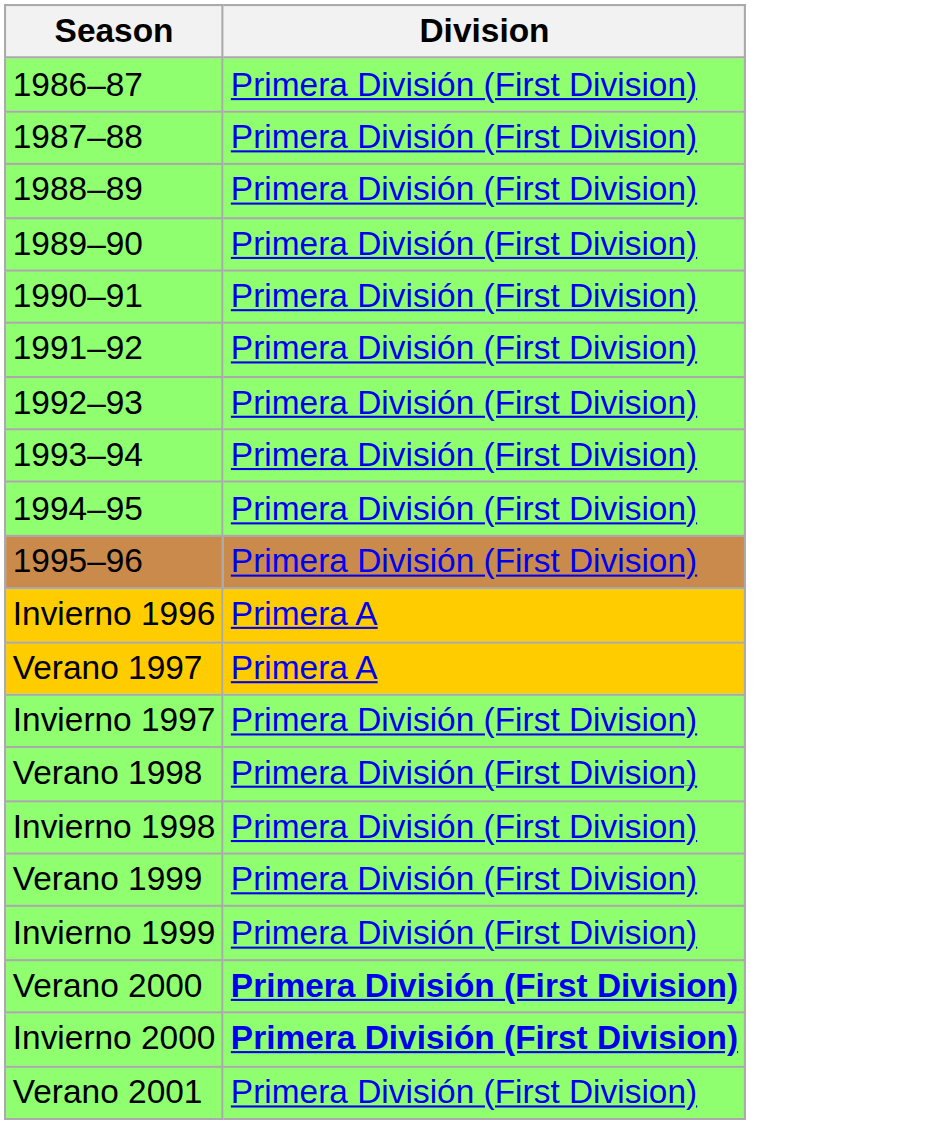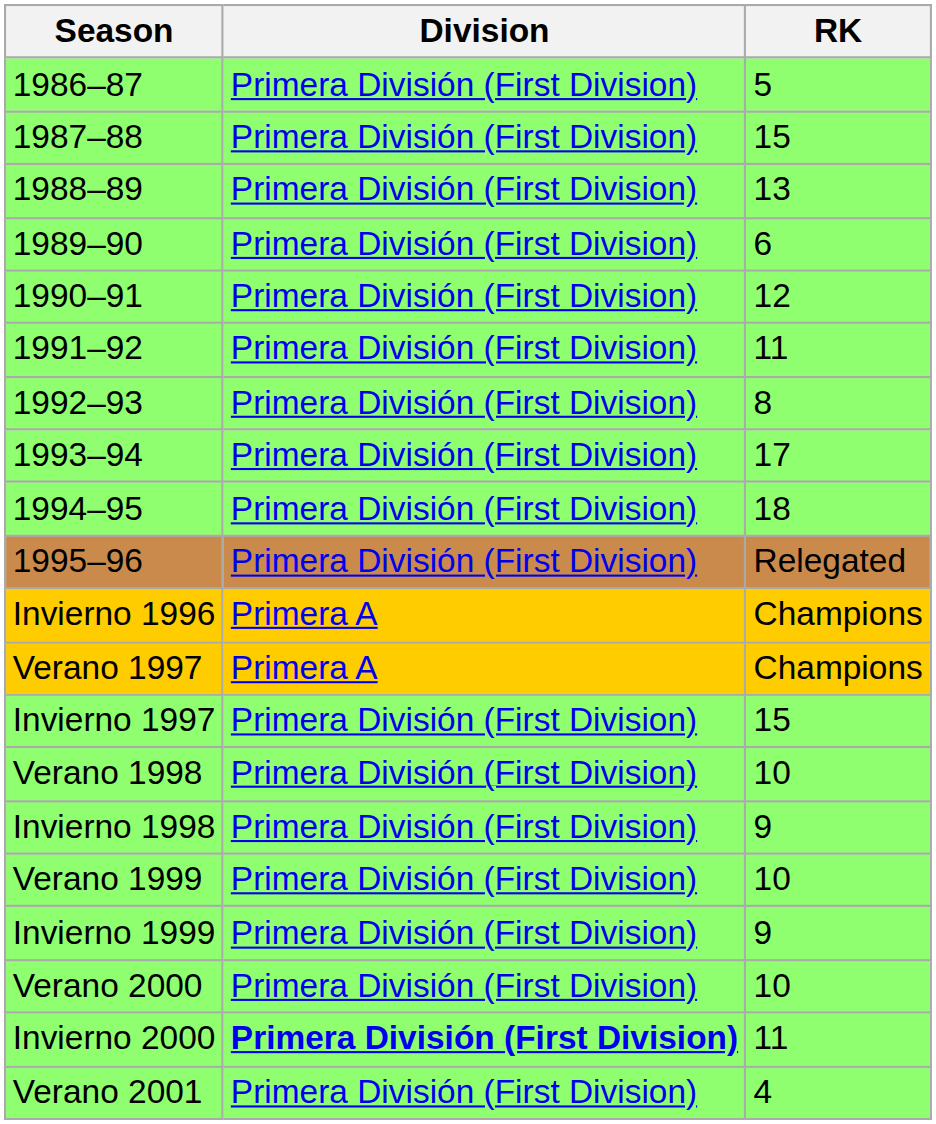+ column: (838, 31)
(484, 985) bold -> (464, 985) normal
